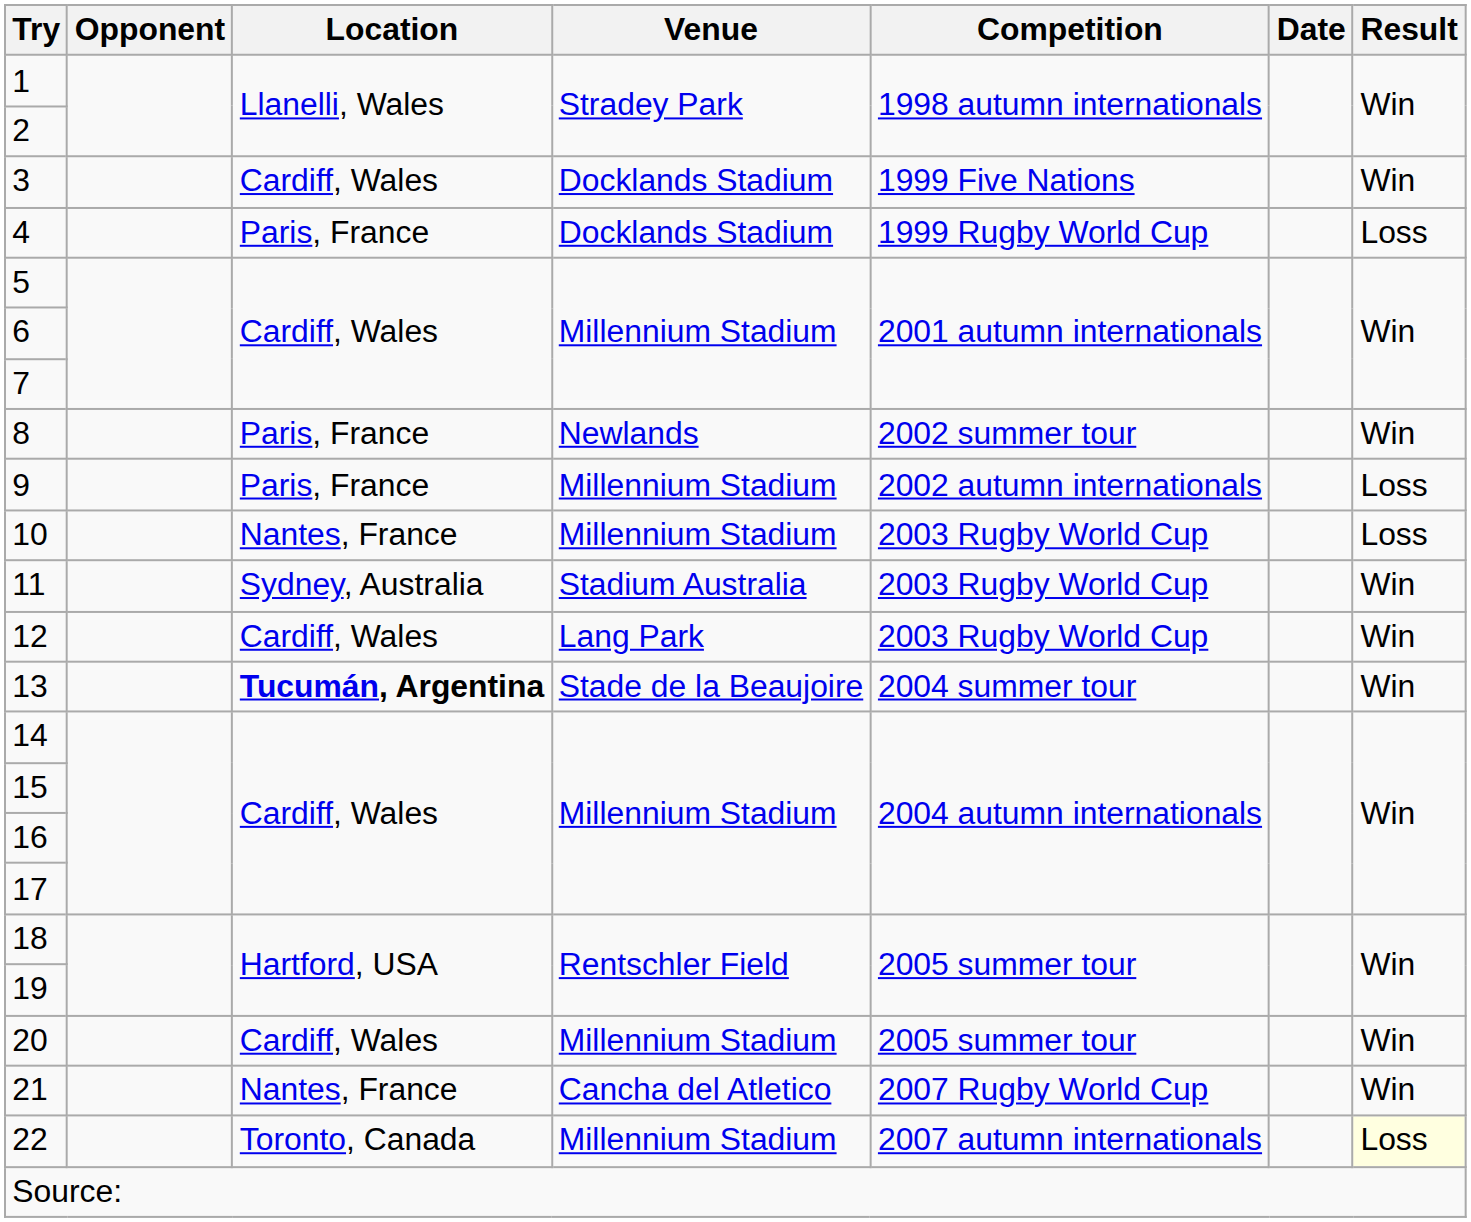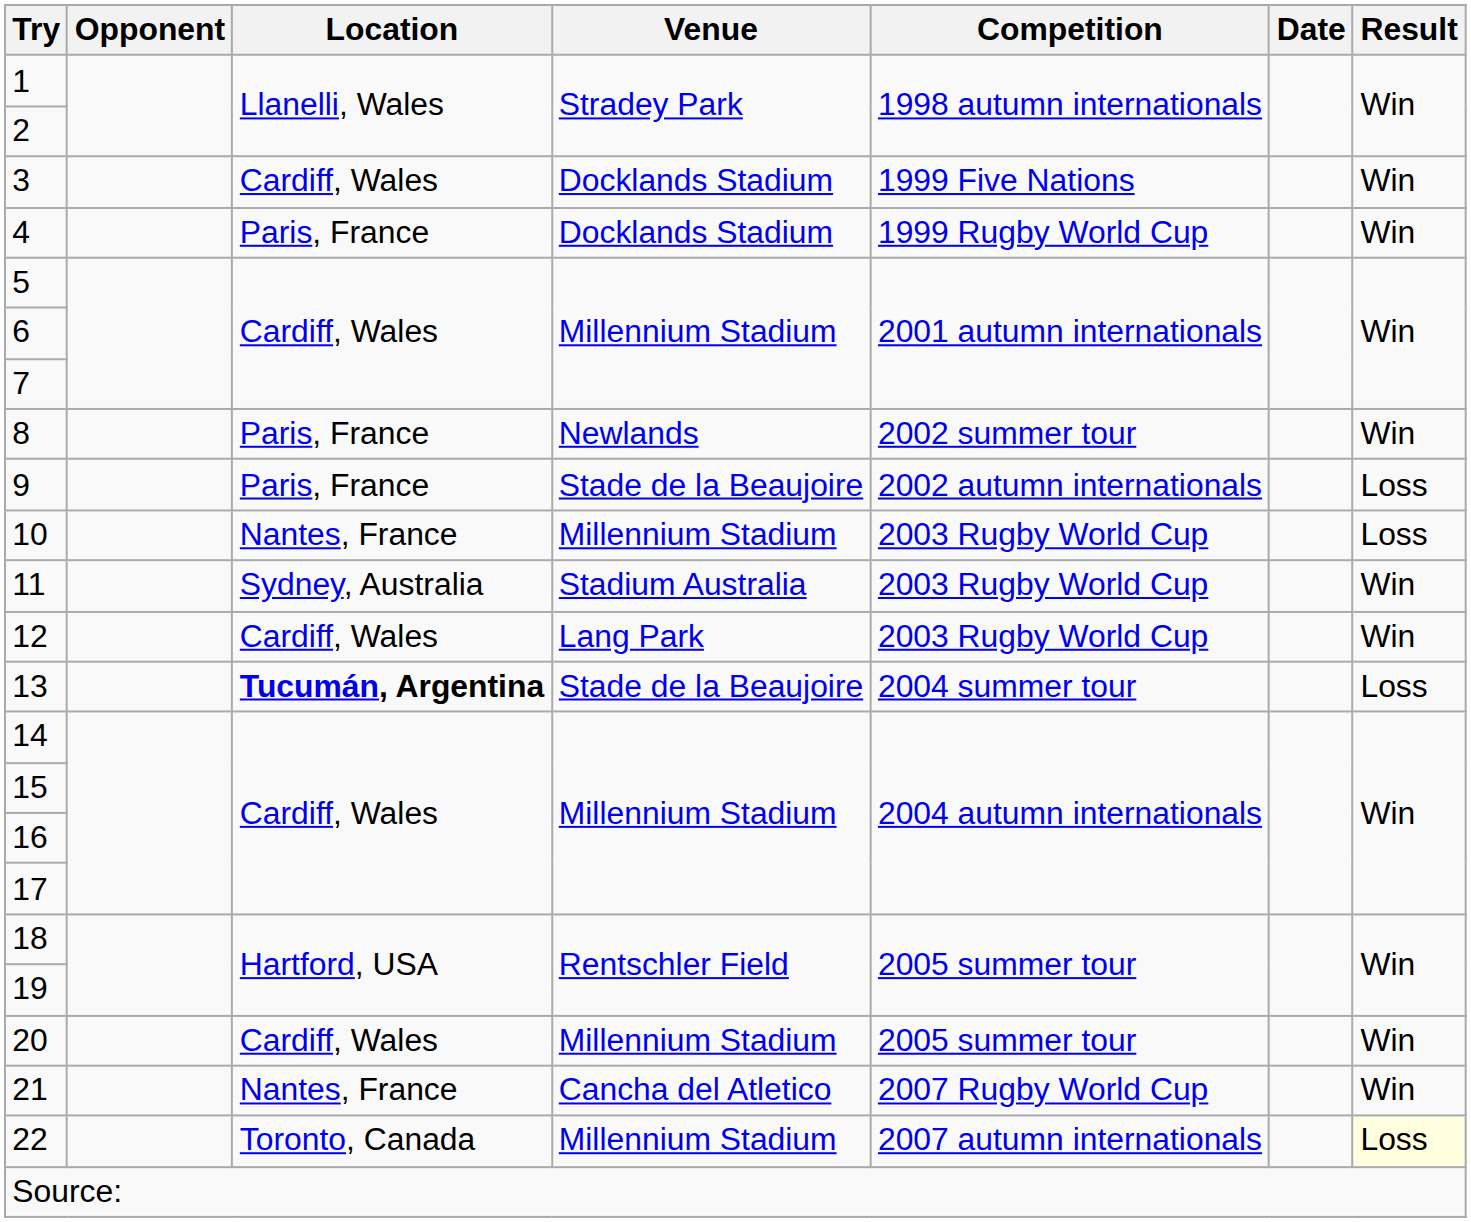(1394, 231) Loss -> (1388, 231) Win
(698, 484) Millennium Stadium -> (711, 484) Stade de la Beaujoire
(1388, 686) Win -> (1394, 686) Loss
